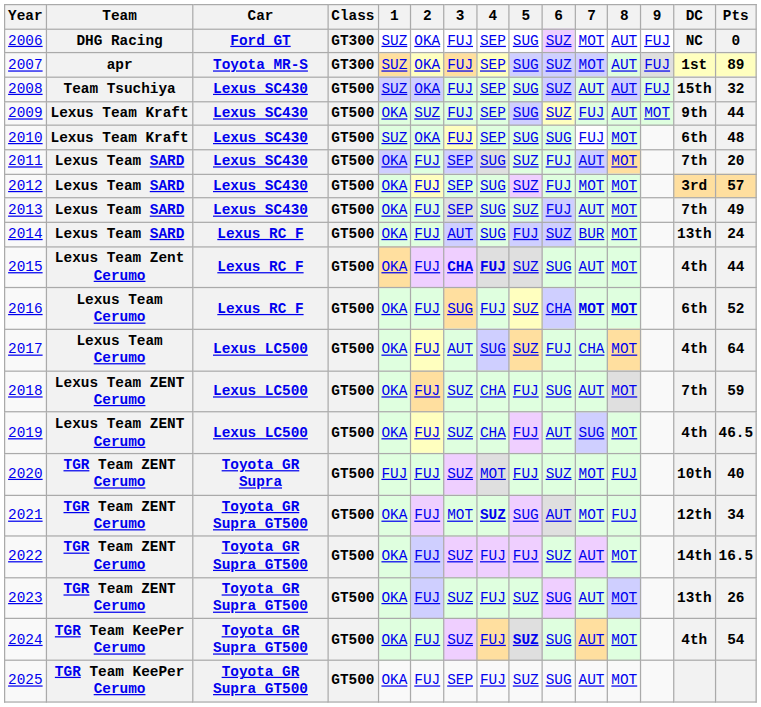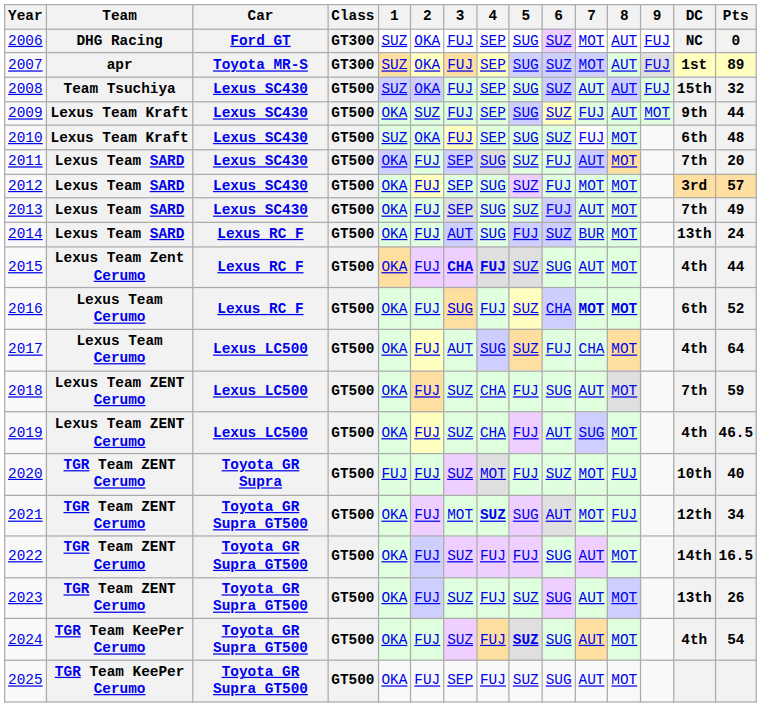(559, 137) SUG -> (559, 137) SUZ
(559, 557) SUZ -> (559, 557) SUG
